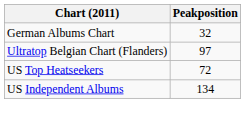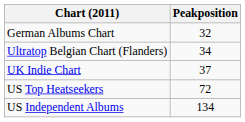(205, 51) 97 -> (205, 51) 34
+ row: (44, 70)
